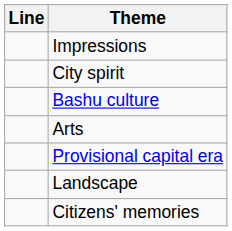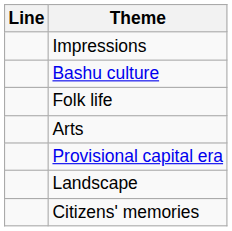- row: (88, 73)
+ row: (82, 101)
